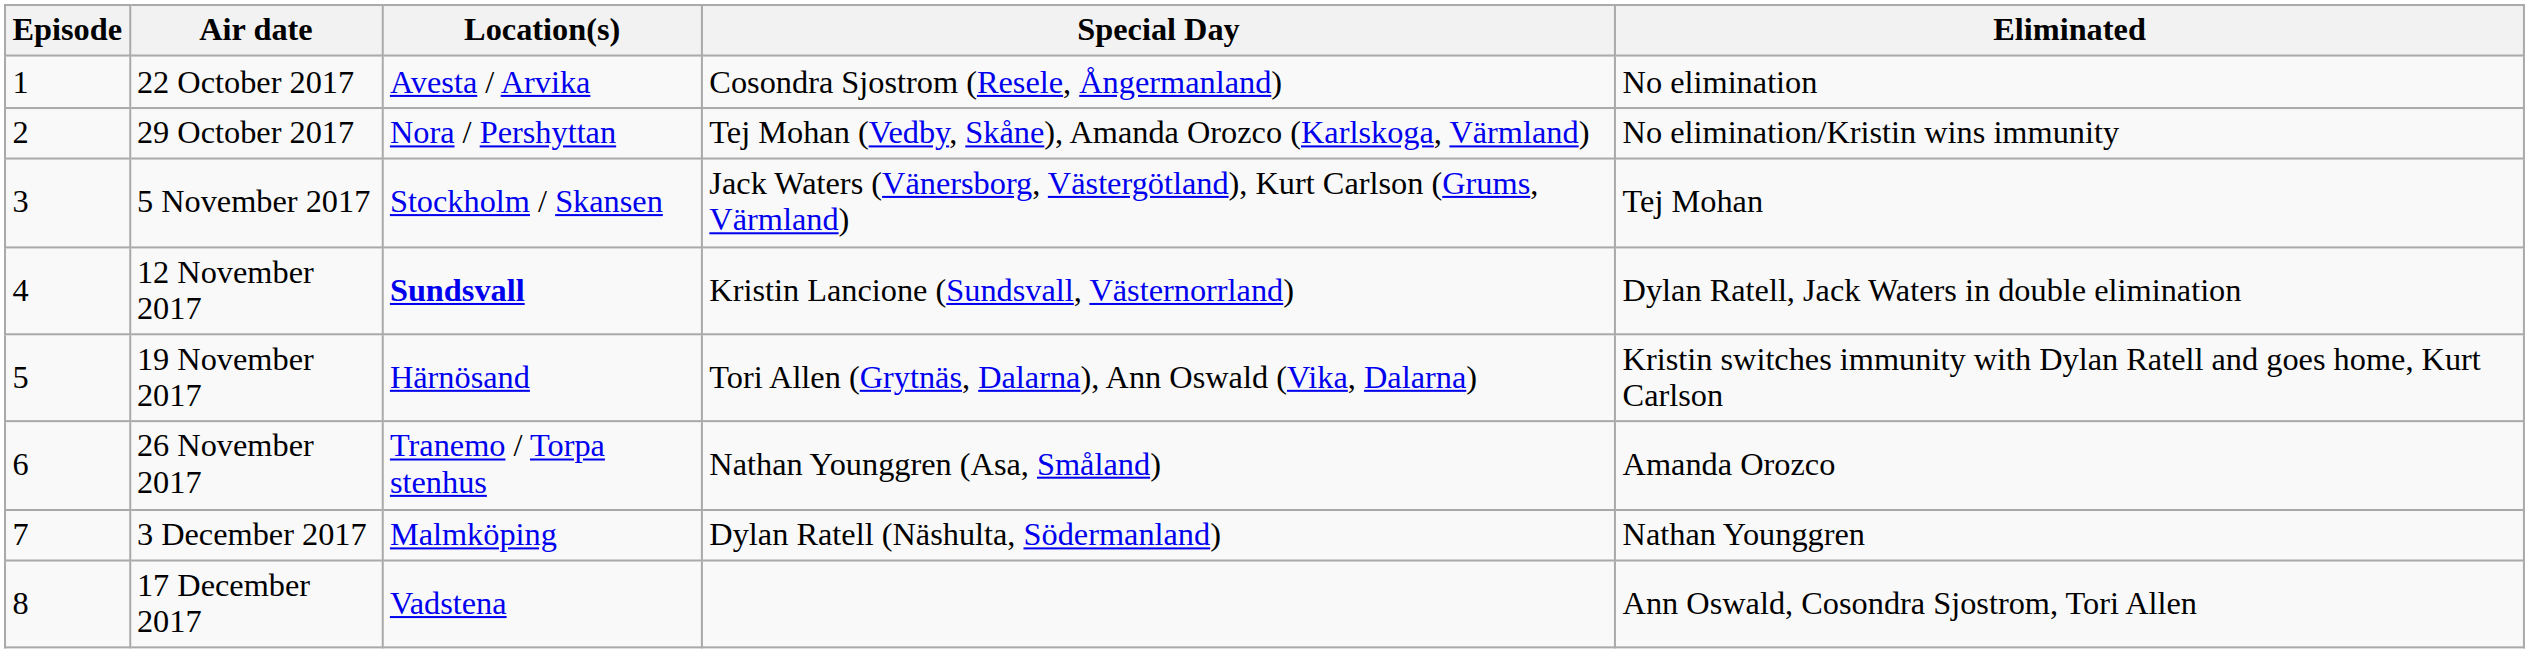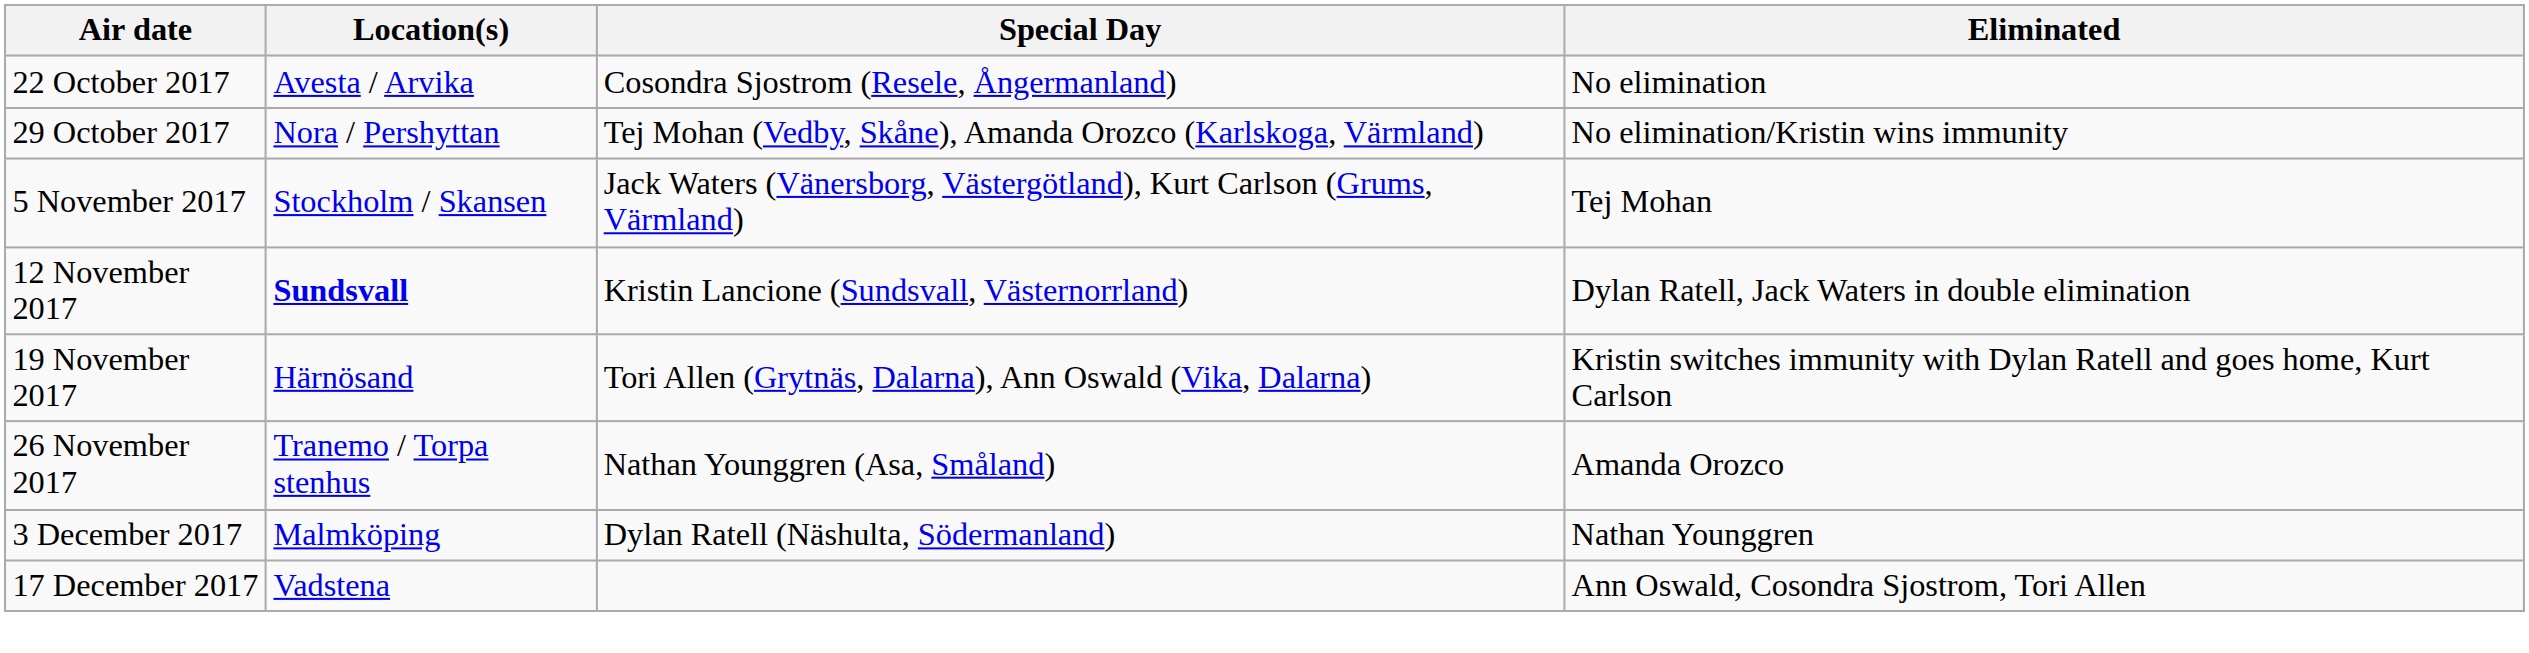- column: (67, 30)
